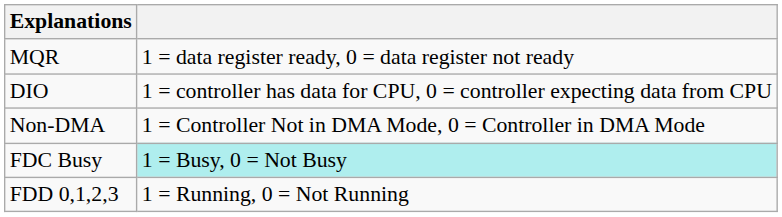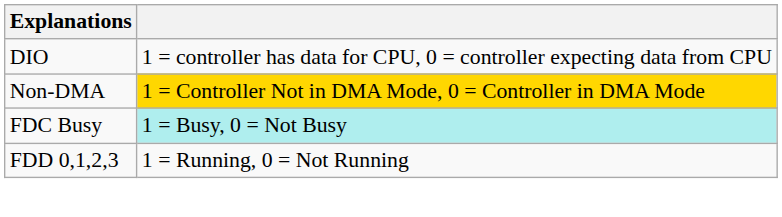- row: (34, 56)
(423, 125) no background -> (423, 90) gold background
